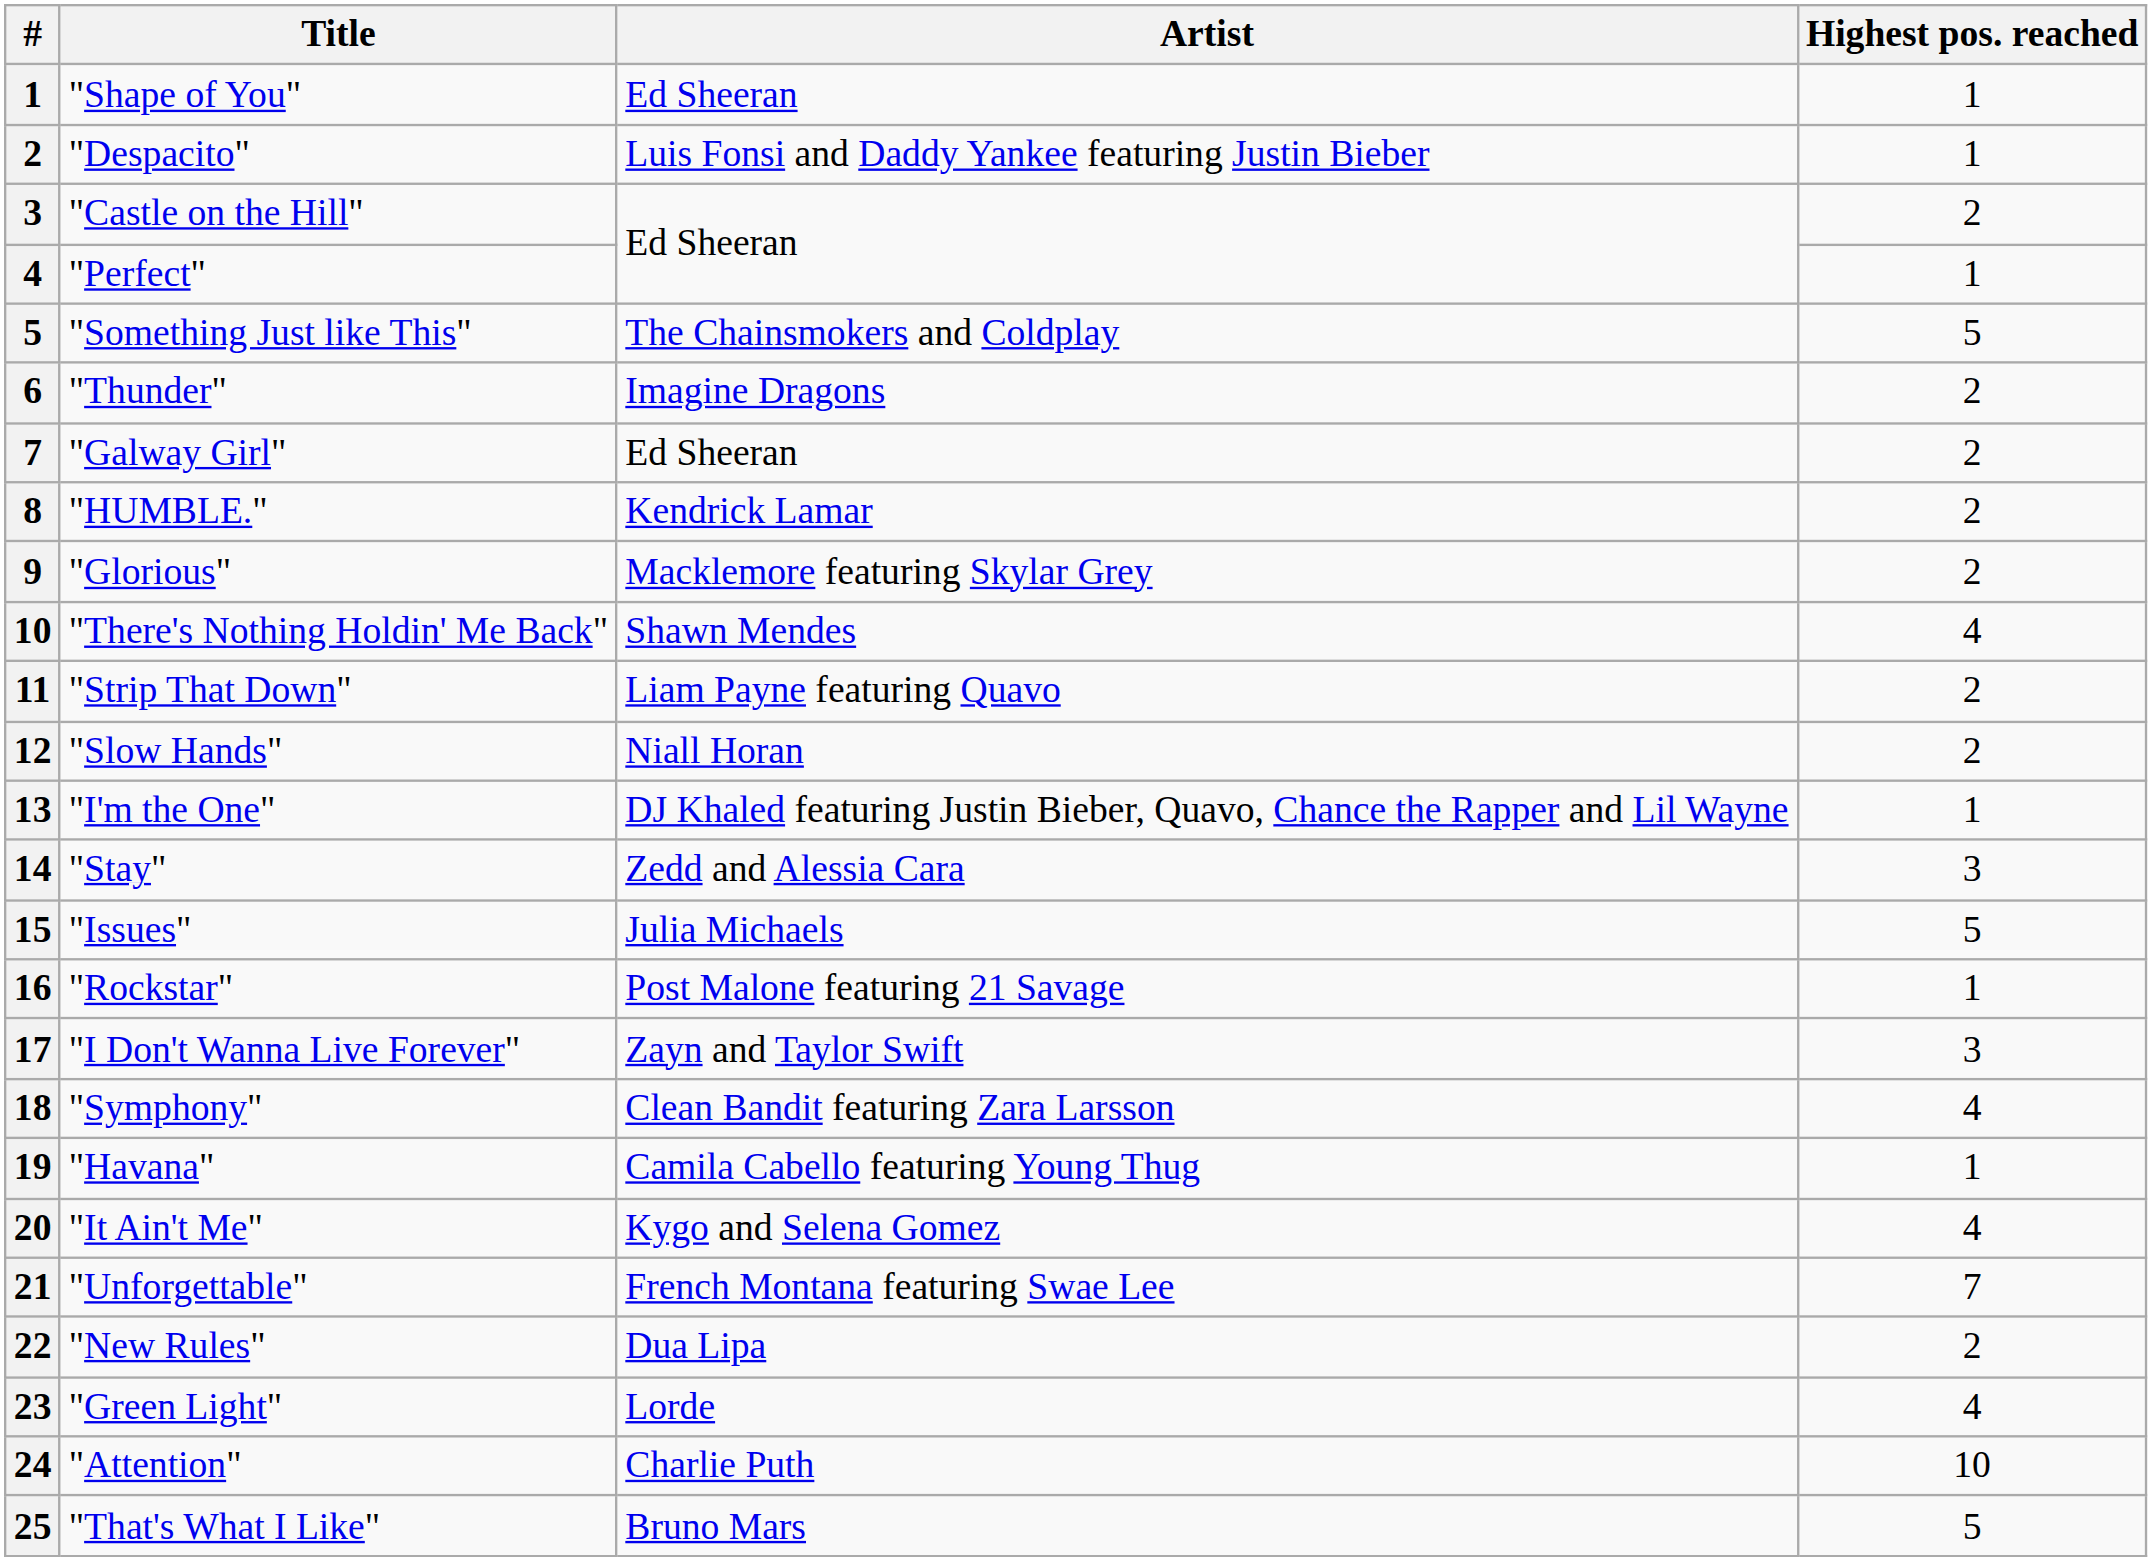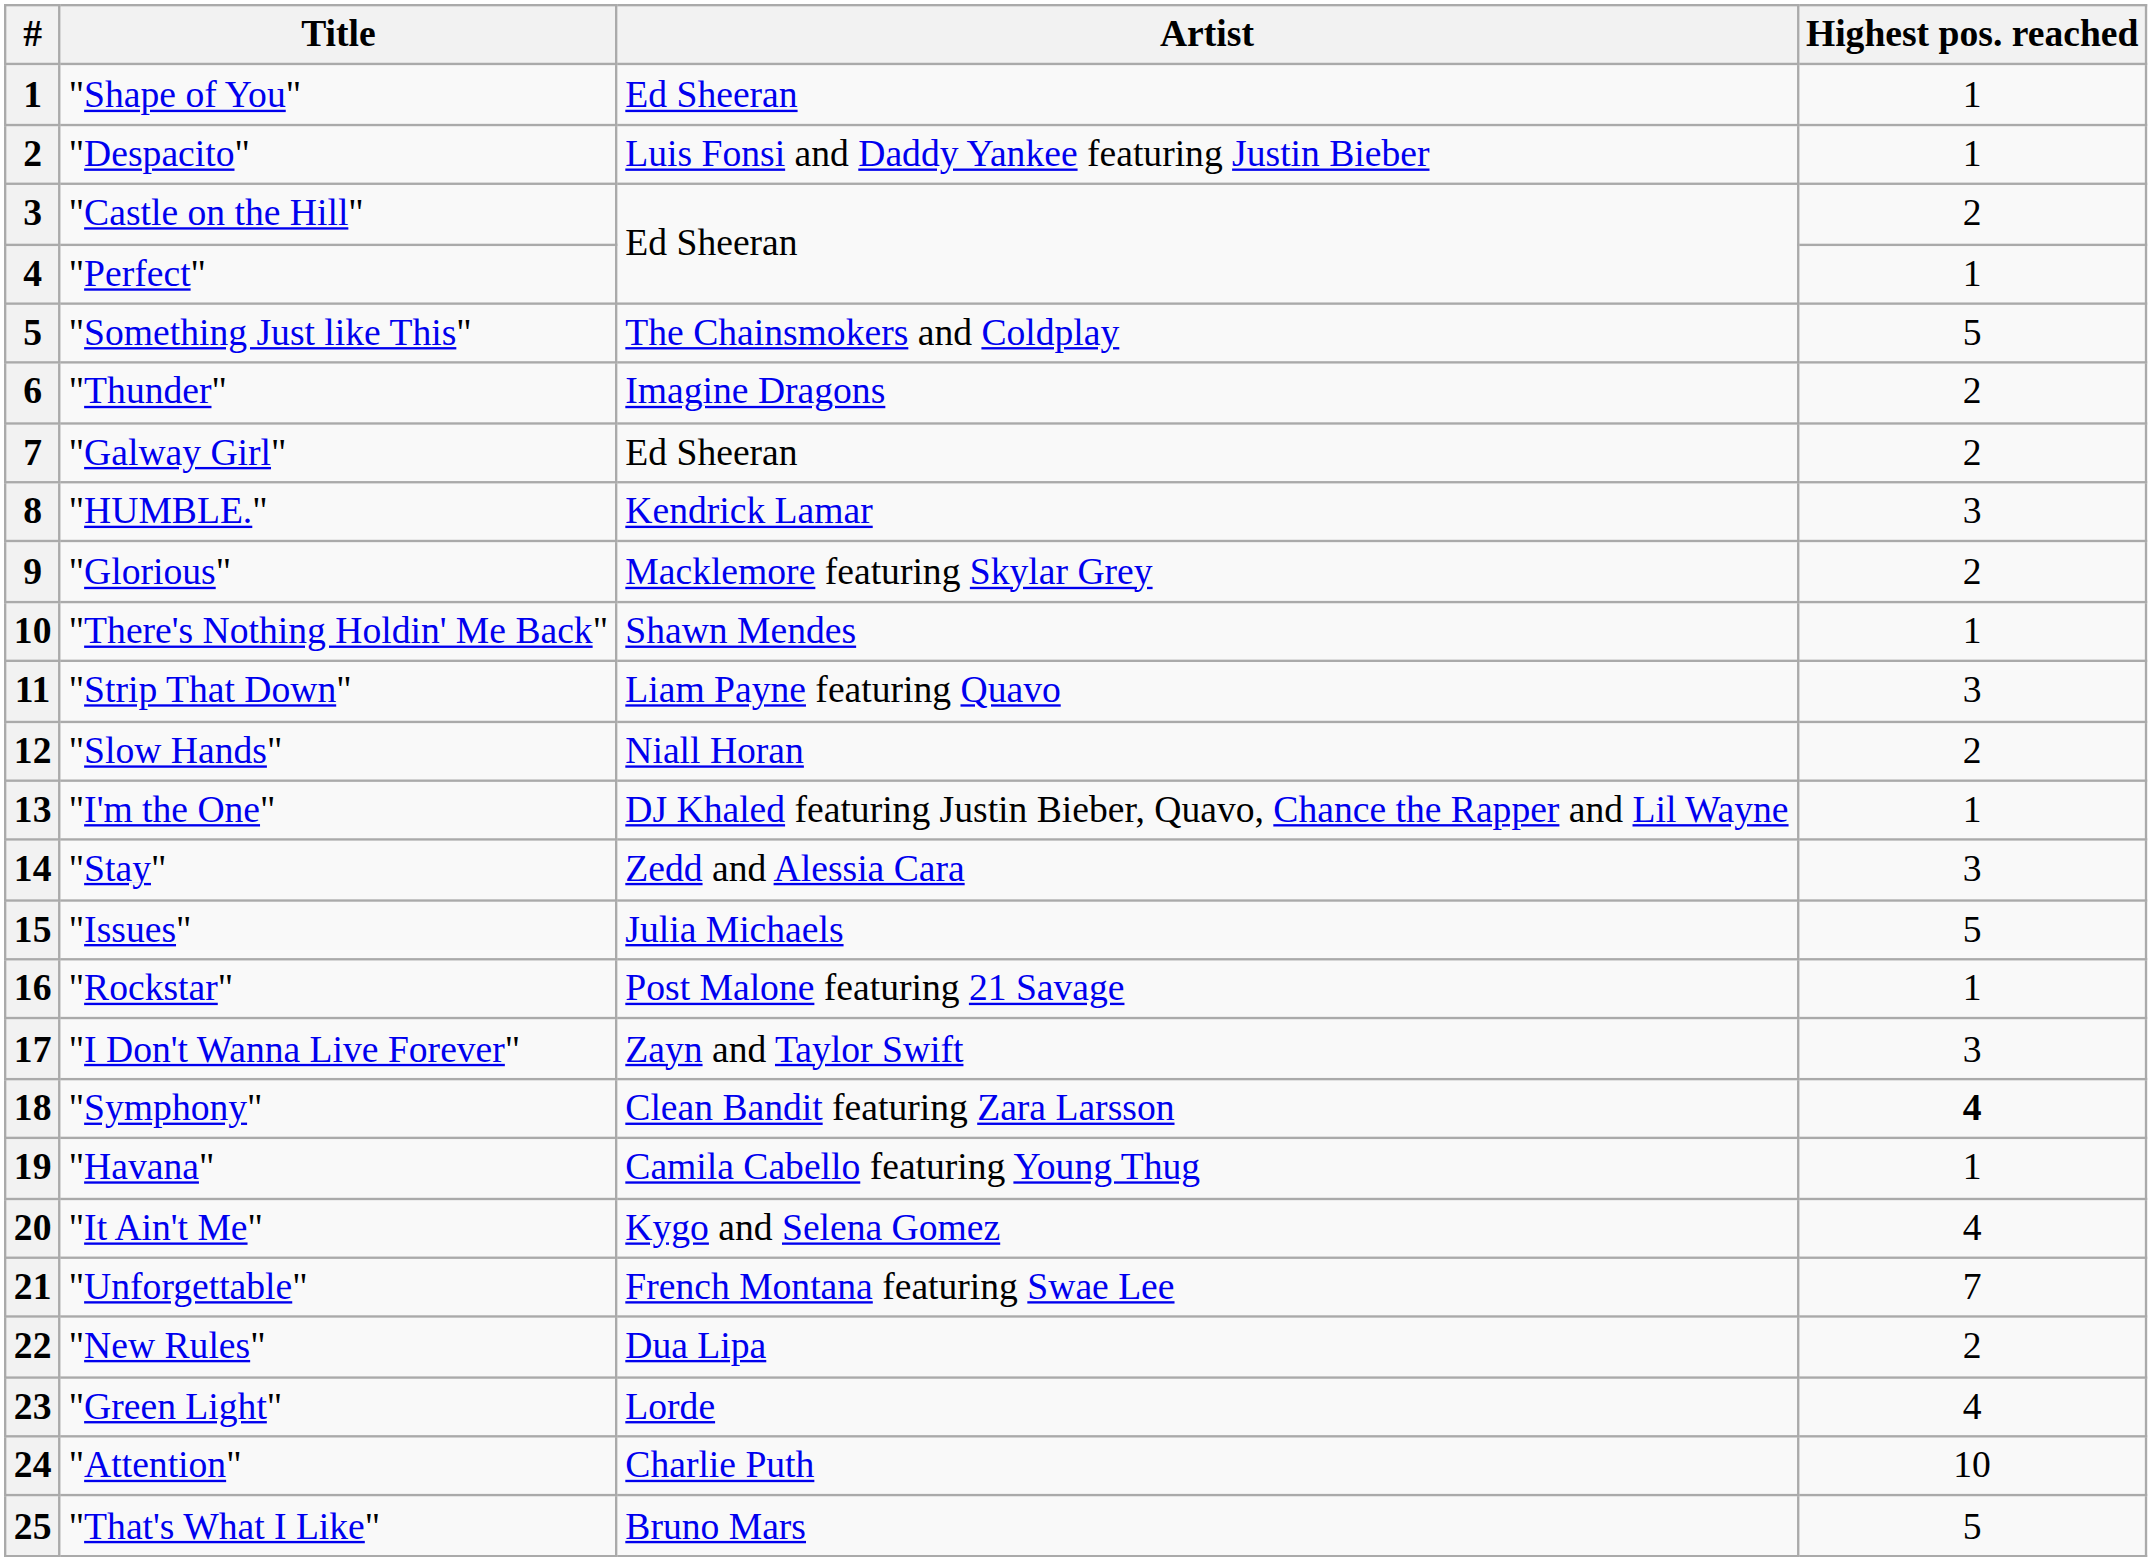(1972, 511) 2 -> (1972, 511) 3
(1972, 630) 4 -> (1972, 630) 1
(1972, 690) 2 -> (1972, 690) 3
(1972, 1107) normal -> (1972, 1107) bold
